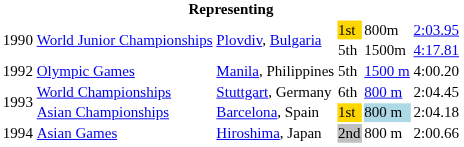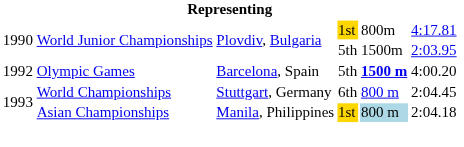(436, 29) 2:03.95 -> (434, 29) 4:17.81
(436, 50) 4:17.81 -> (434, 50) 2:03.95
(275, 71) Manila, Philippines -> (268, 71) Barcelona, Spain
(387, 71) normal -> (384, 71) bold
(268, 112) Barcelona, Spain -> (275, 112) Manila, Philippines
- row: (77, 133)
